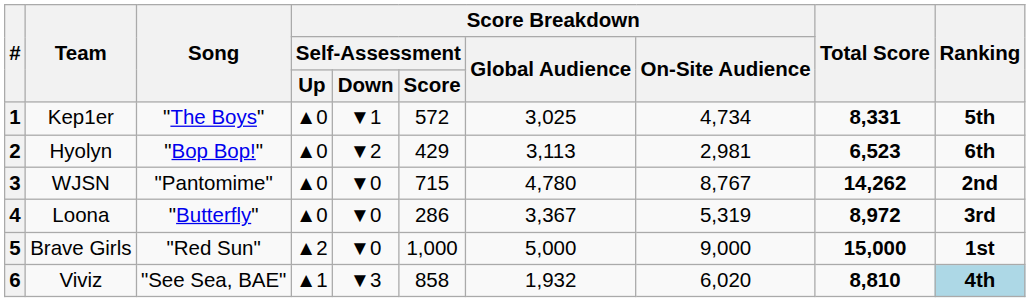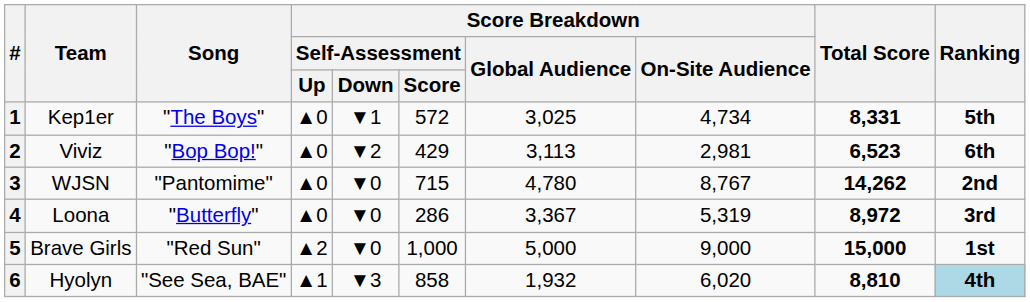(81, 150) Hyolyn -> (81, 150) Viviz
(81, 280) Viviz -> (81, 280) Hyolyn
